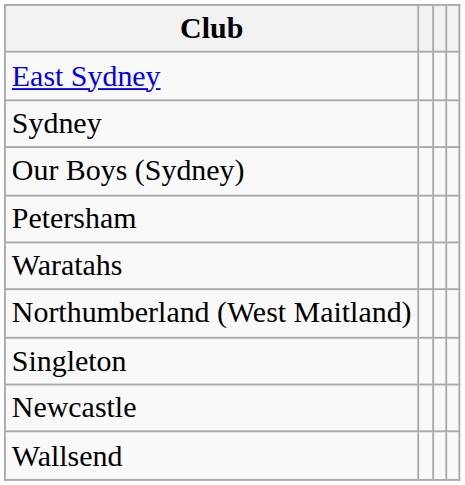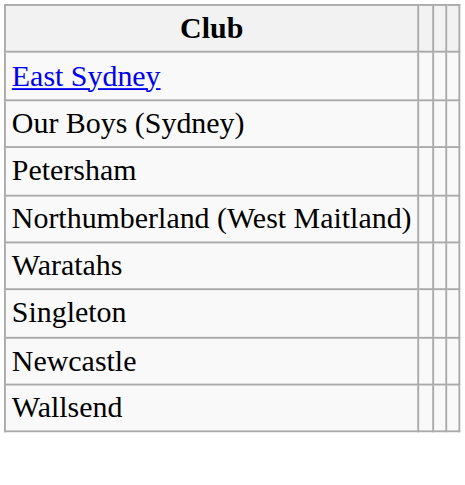- row: (57, 123)
rows swapped: (67, 265) <-> (212, 312)
